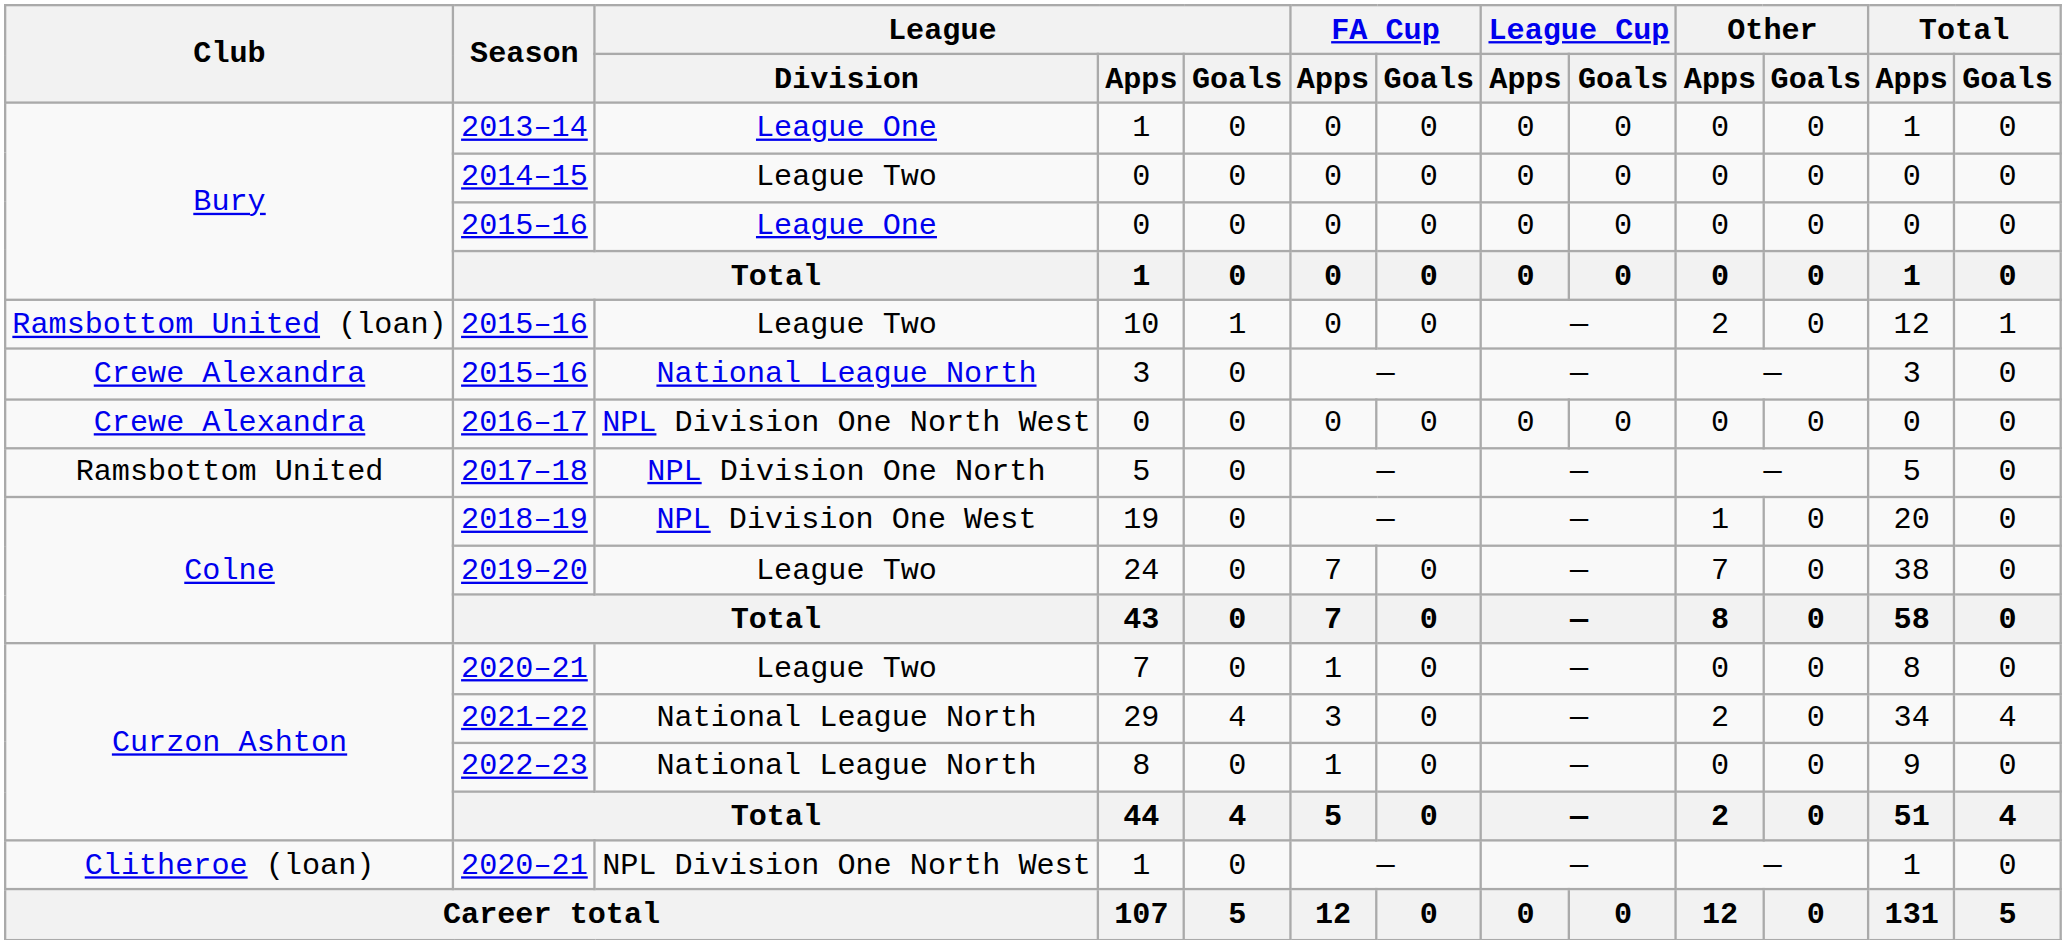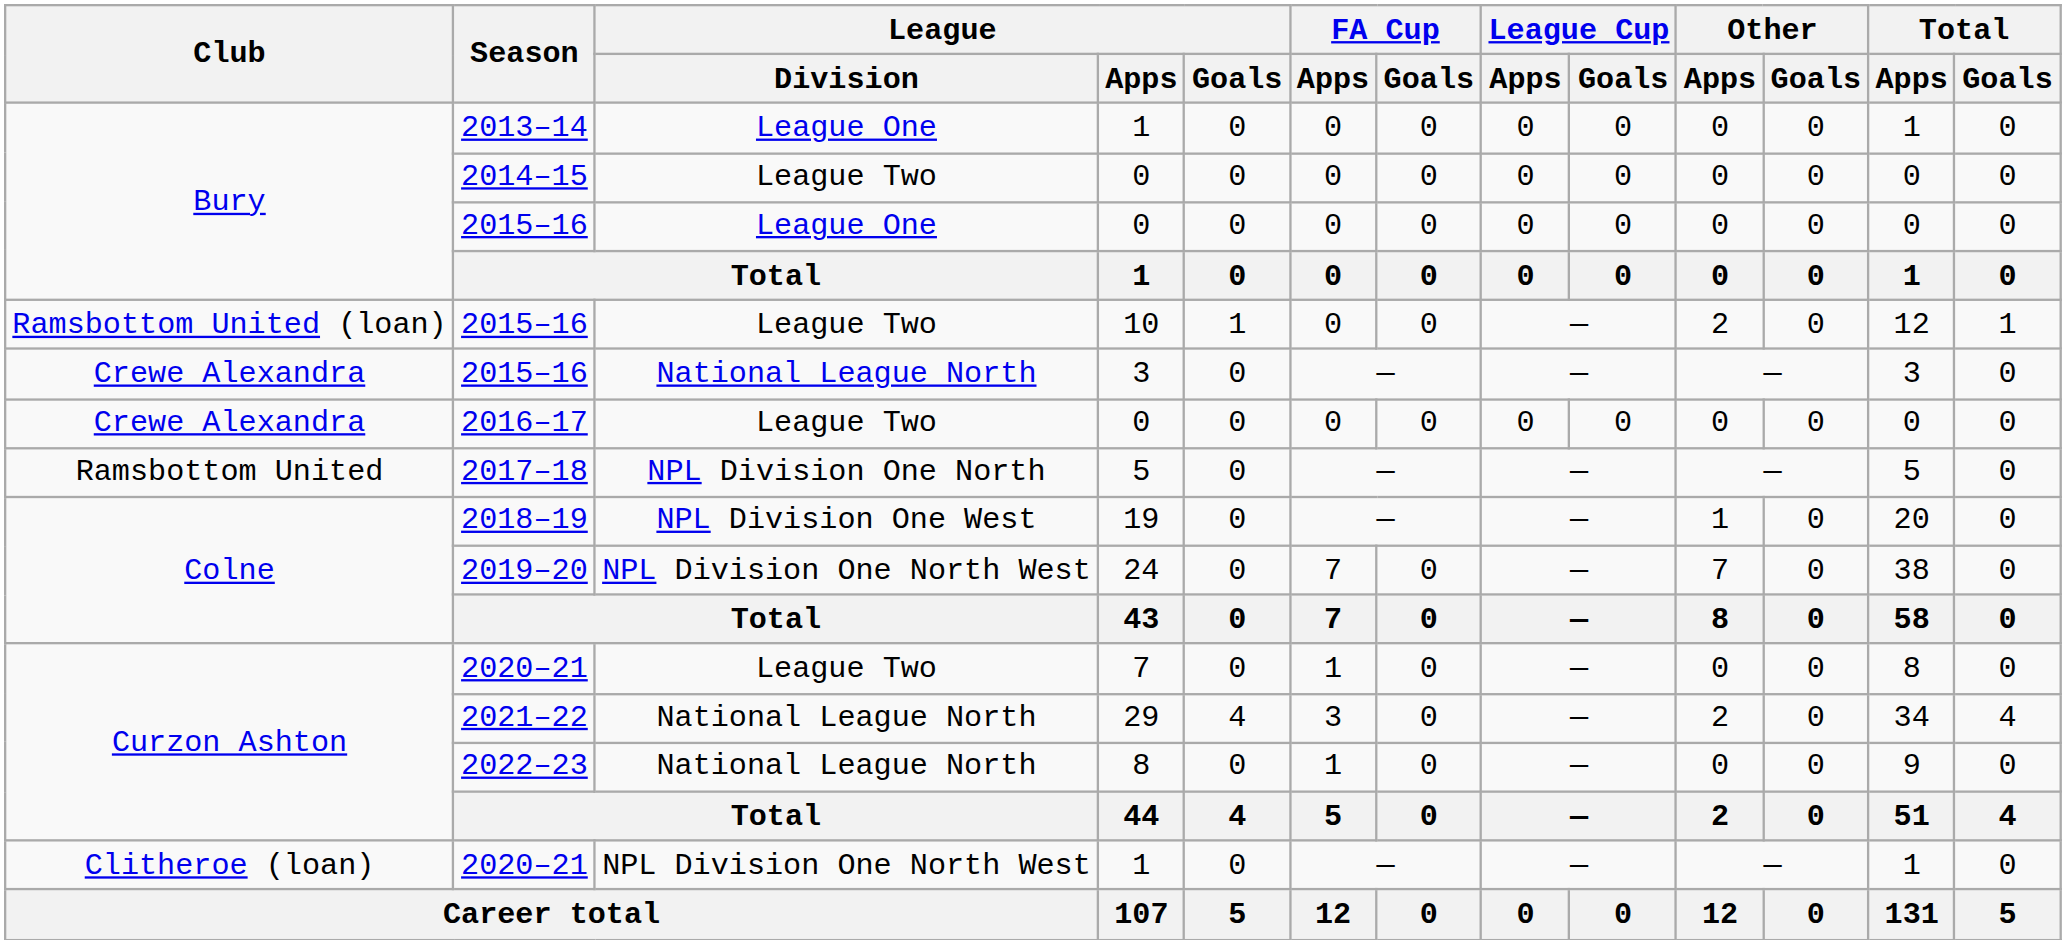(846, 423) NPL Division One North West -> (846, 423) League Two
(846, 570) League Two -> (846, 570) NPL Division One North West
